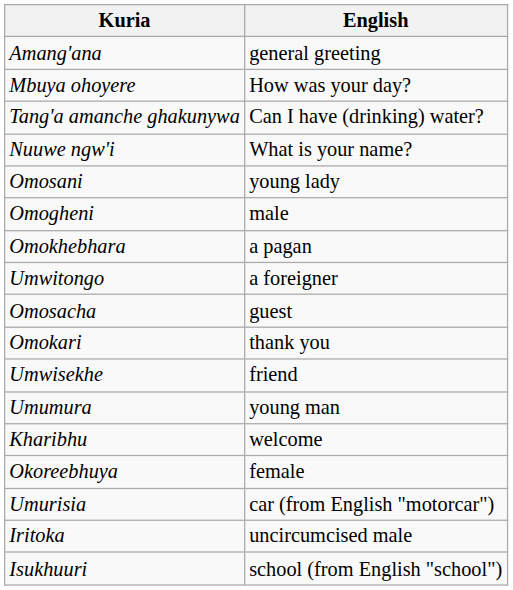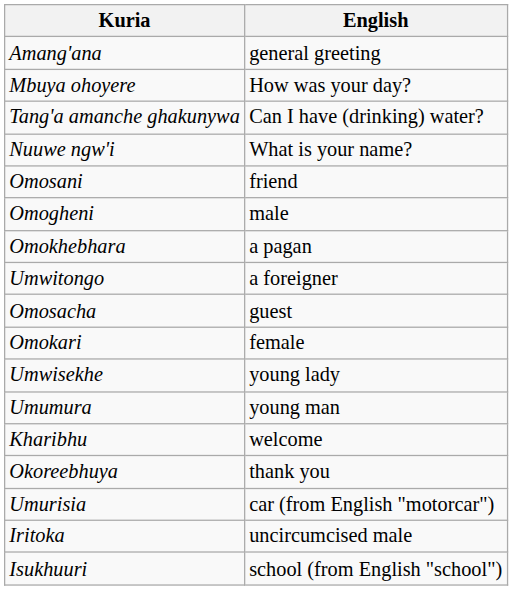(295, 181) young lady -> (273, 181) friend
(290, 342) thank you -> (277, 342) female
(273, 375) friend -> (295, 375) young lady
(277, 471) female -> (290, 471) thank you
